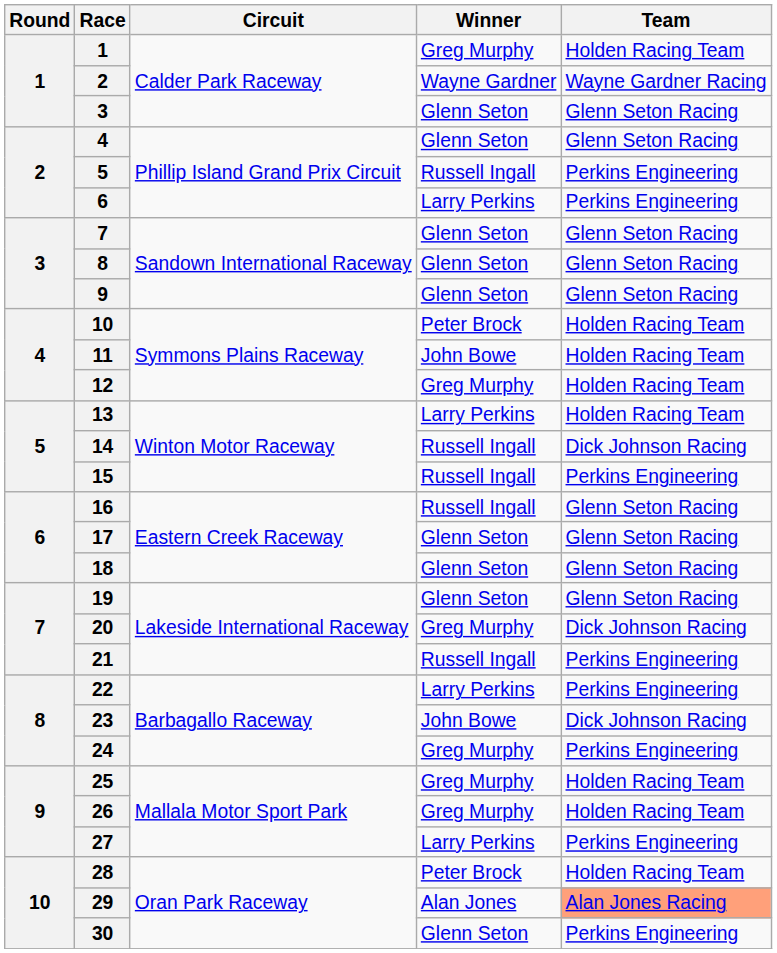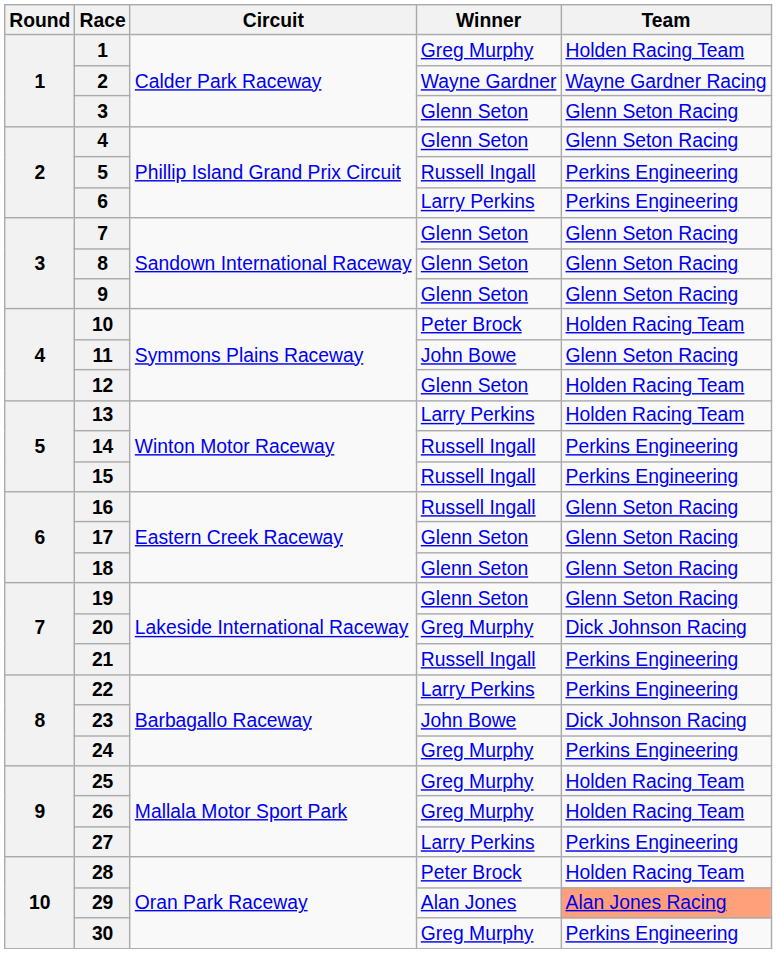(655, 354) Holden Racing Team -> (652, 354) Glenn Seton Racing
(477, 385) Greg Murphy -> (474, 385) Glenn Seton
(656, 446) Dick Johnson Racing -> (652, 446) Perkins Engineering
(474, 933) Glenn Seton -> (477, 933) Greg Murphy
